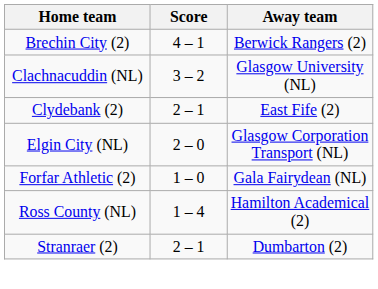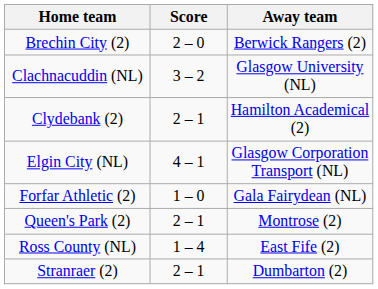(189, 42) 4 – 1 -> (189, 42) 2 – 0
(300, 110) East Fife (2) -> (300, 119) Hamilton Academical (2)
(189, 144) 2 – 0 -> (189, 162) 4 – 1
+ row: (77, 221)
(300, 212) Hamilton Academical (2) -> (300, 246) East Fife (2)
